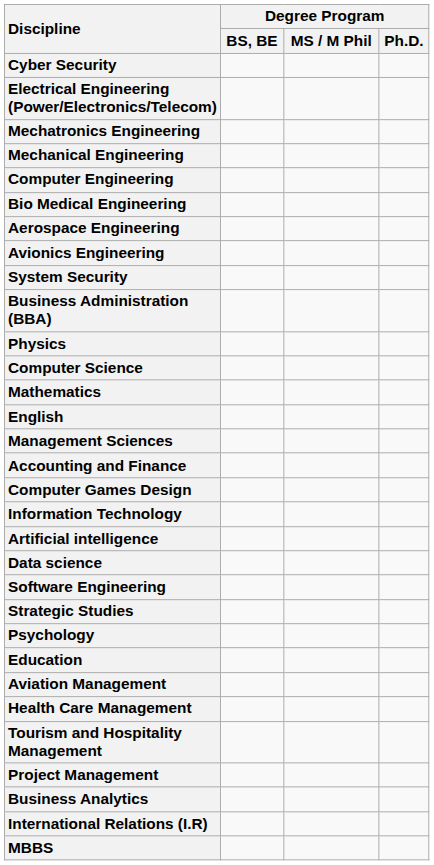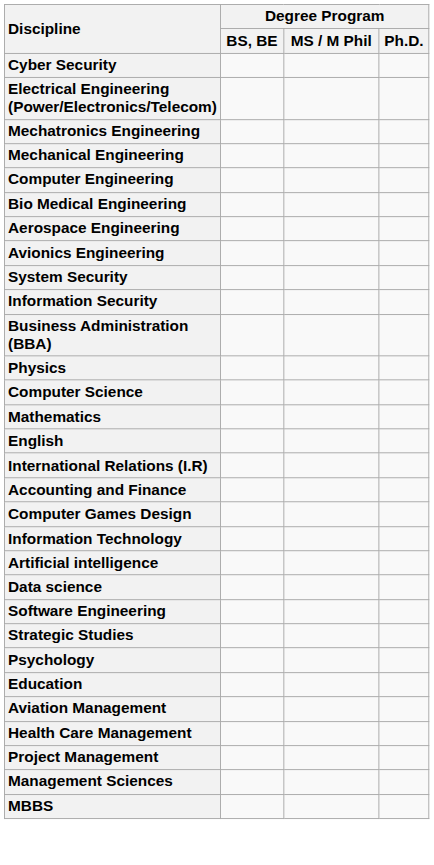+ row: (83, 301)
rows swapped: (90, 440) <-> (108, 823)
- row: (95, 741)
- row: (78, 799)
